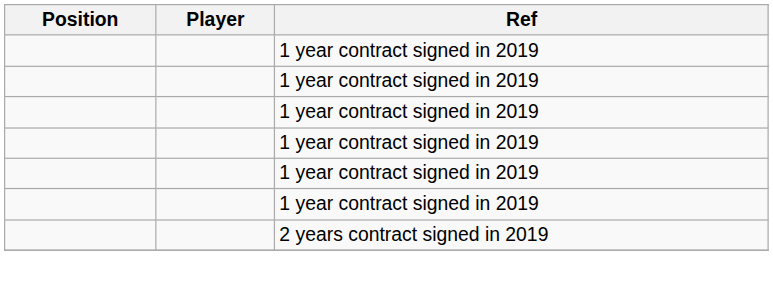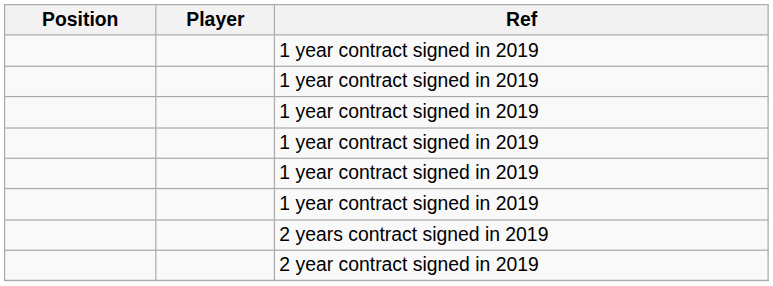+ row: (80, 266)
